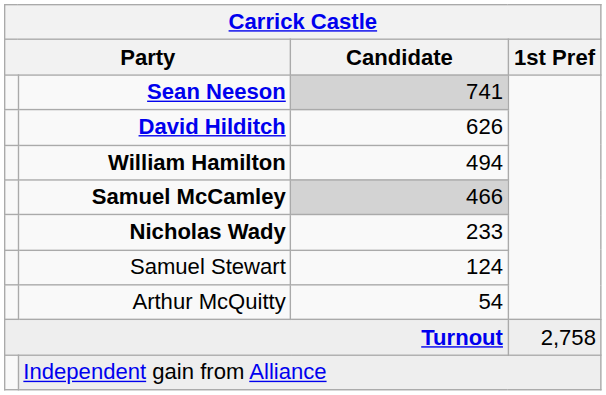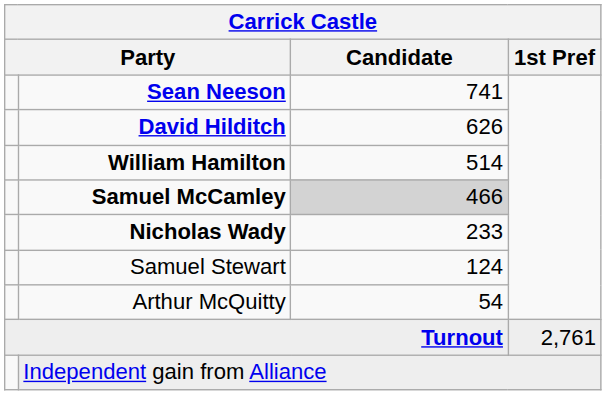(485, 92) lightgrey background -> (485, 92) no background
(485, 162) 494 -> (485, 162) 514
(568, 337) 2,758 -> (568, 337) 2,761
